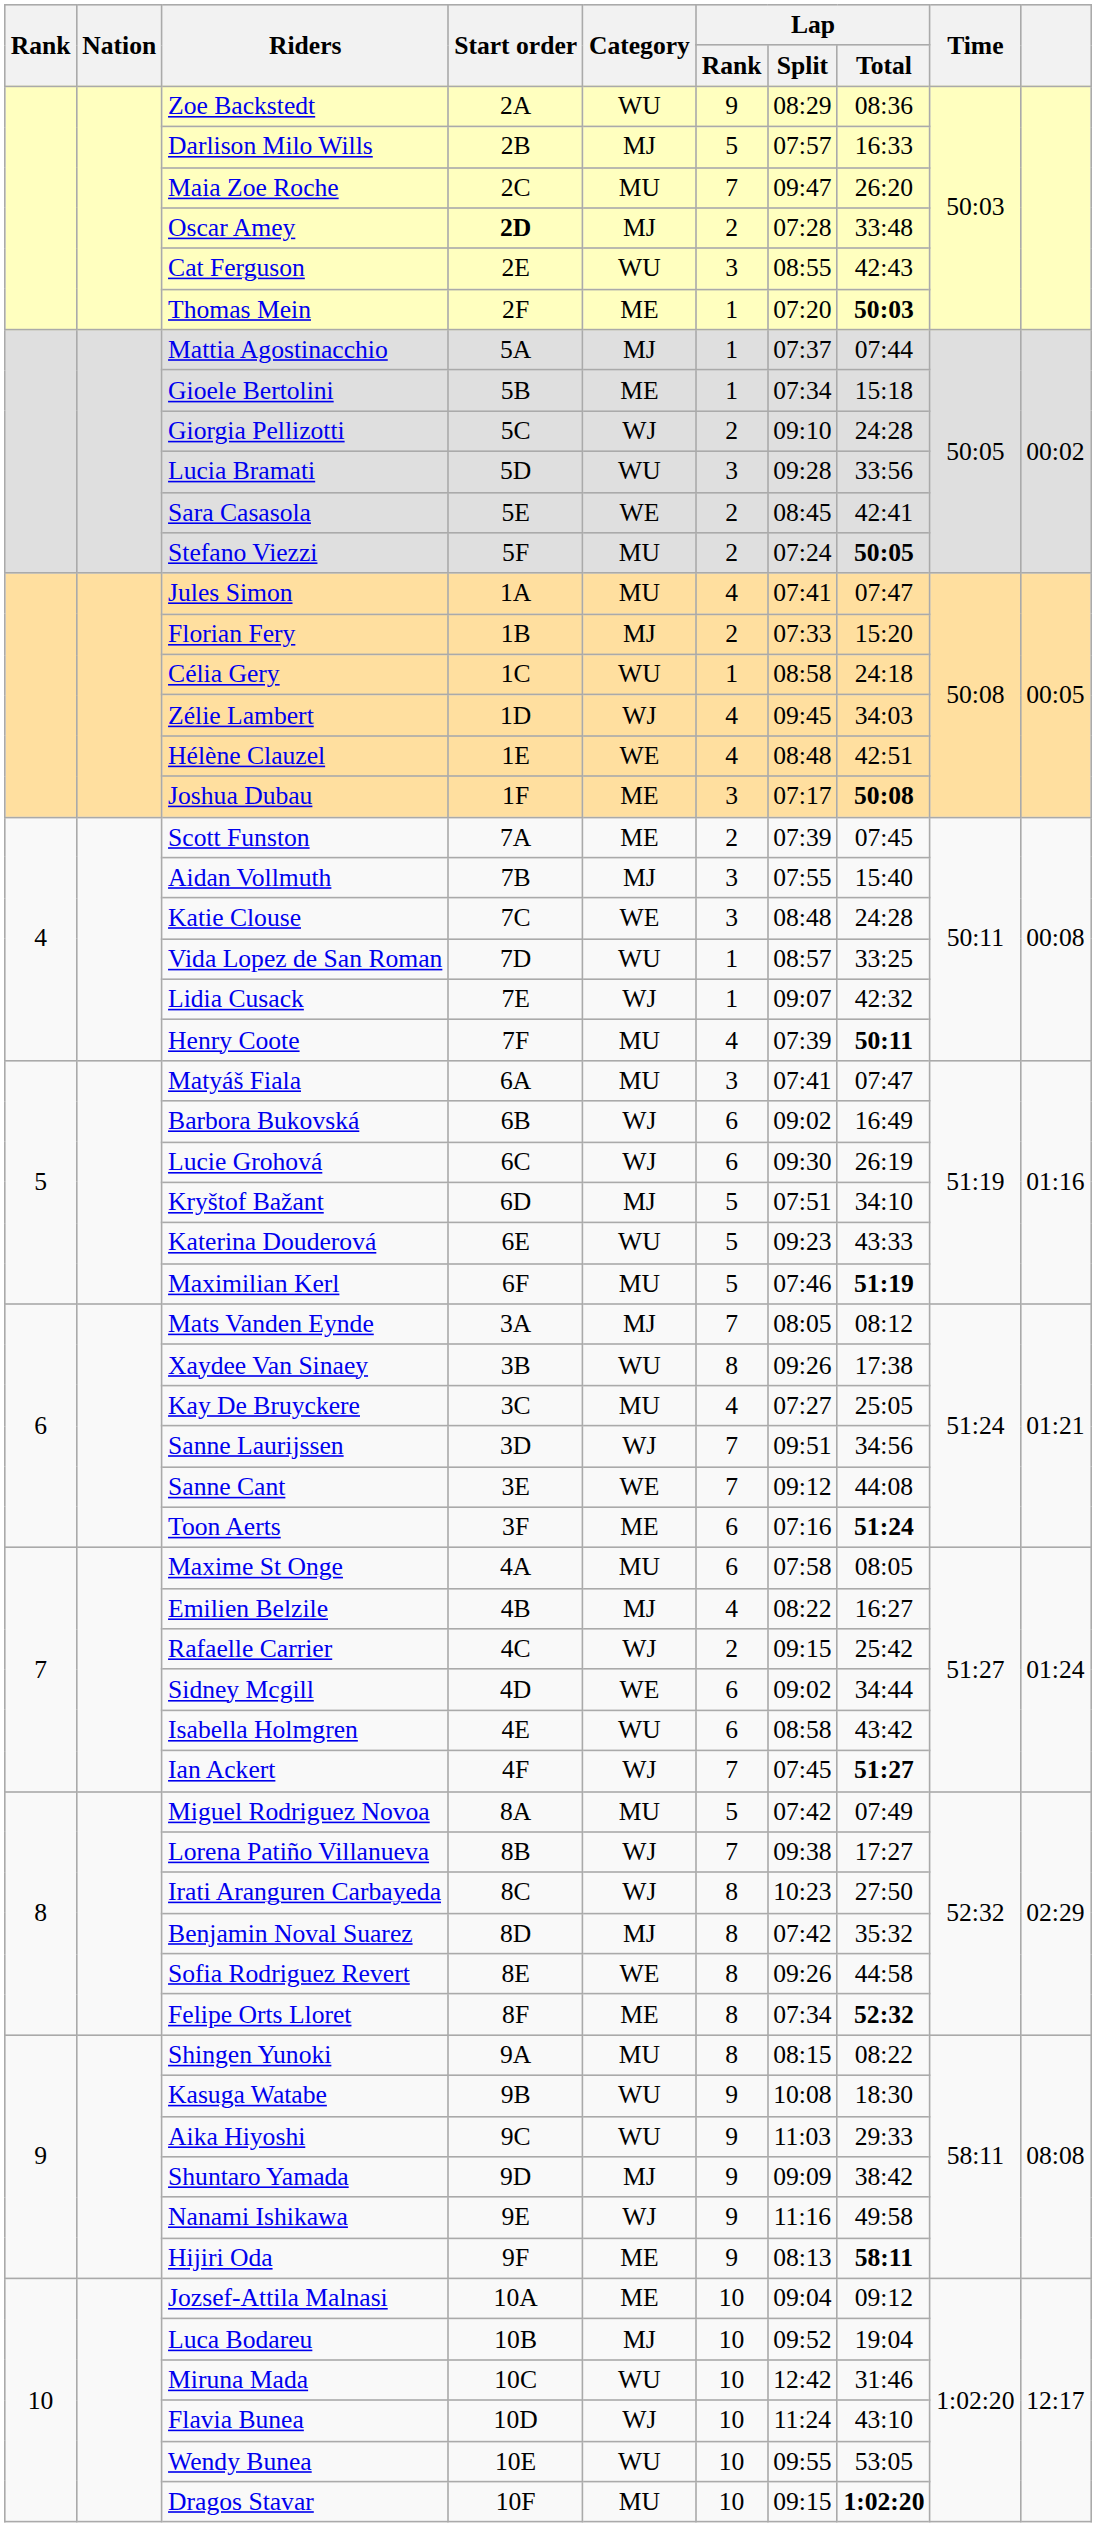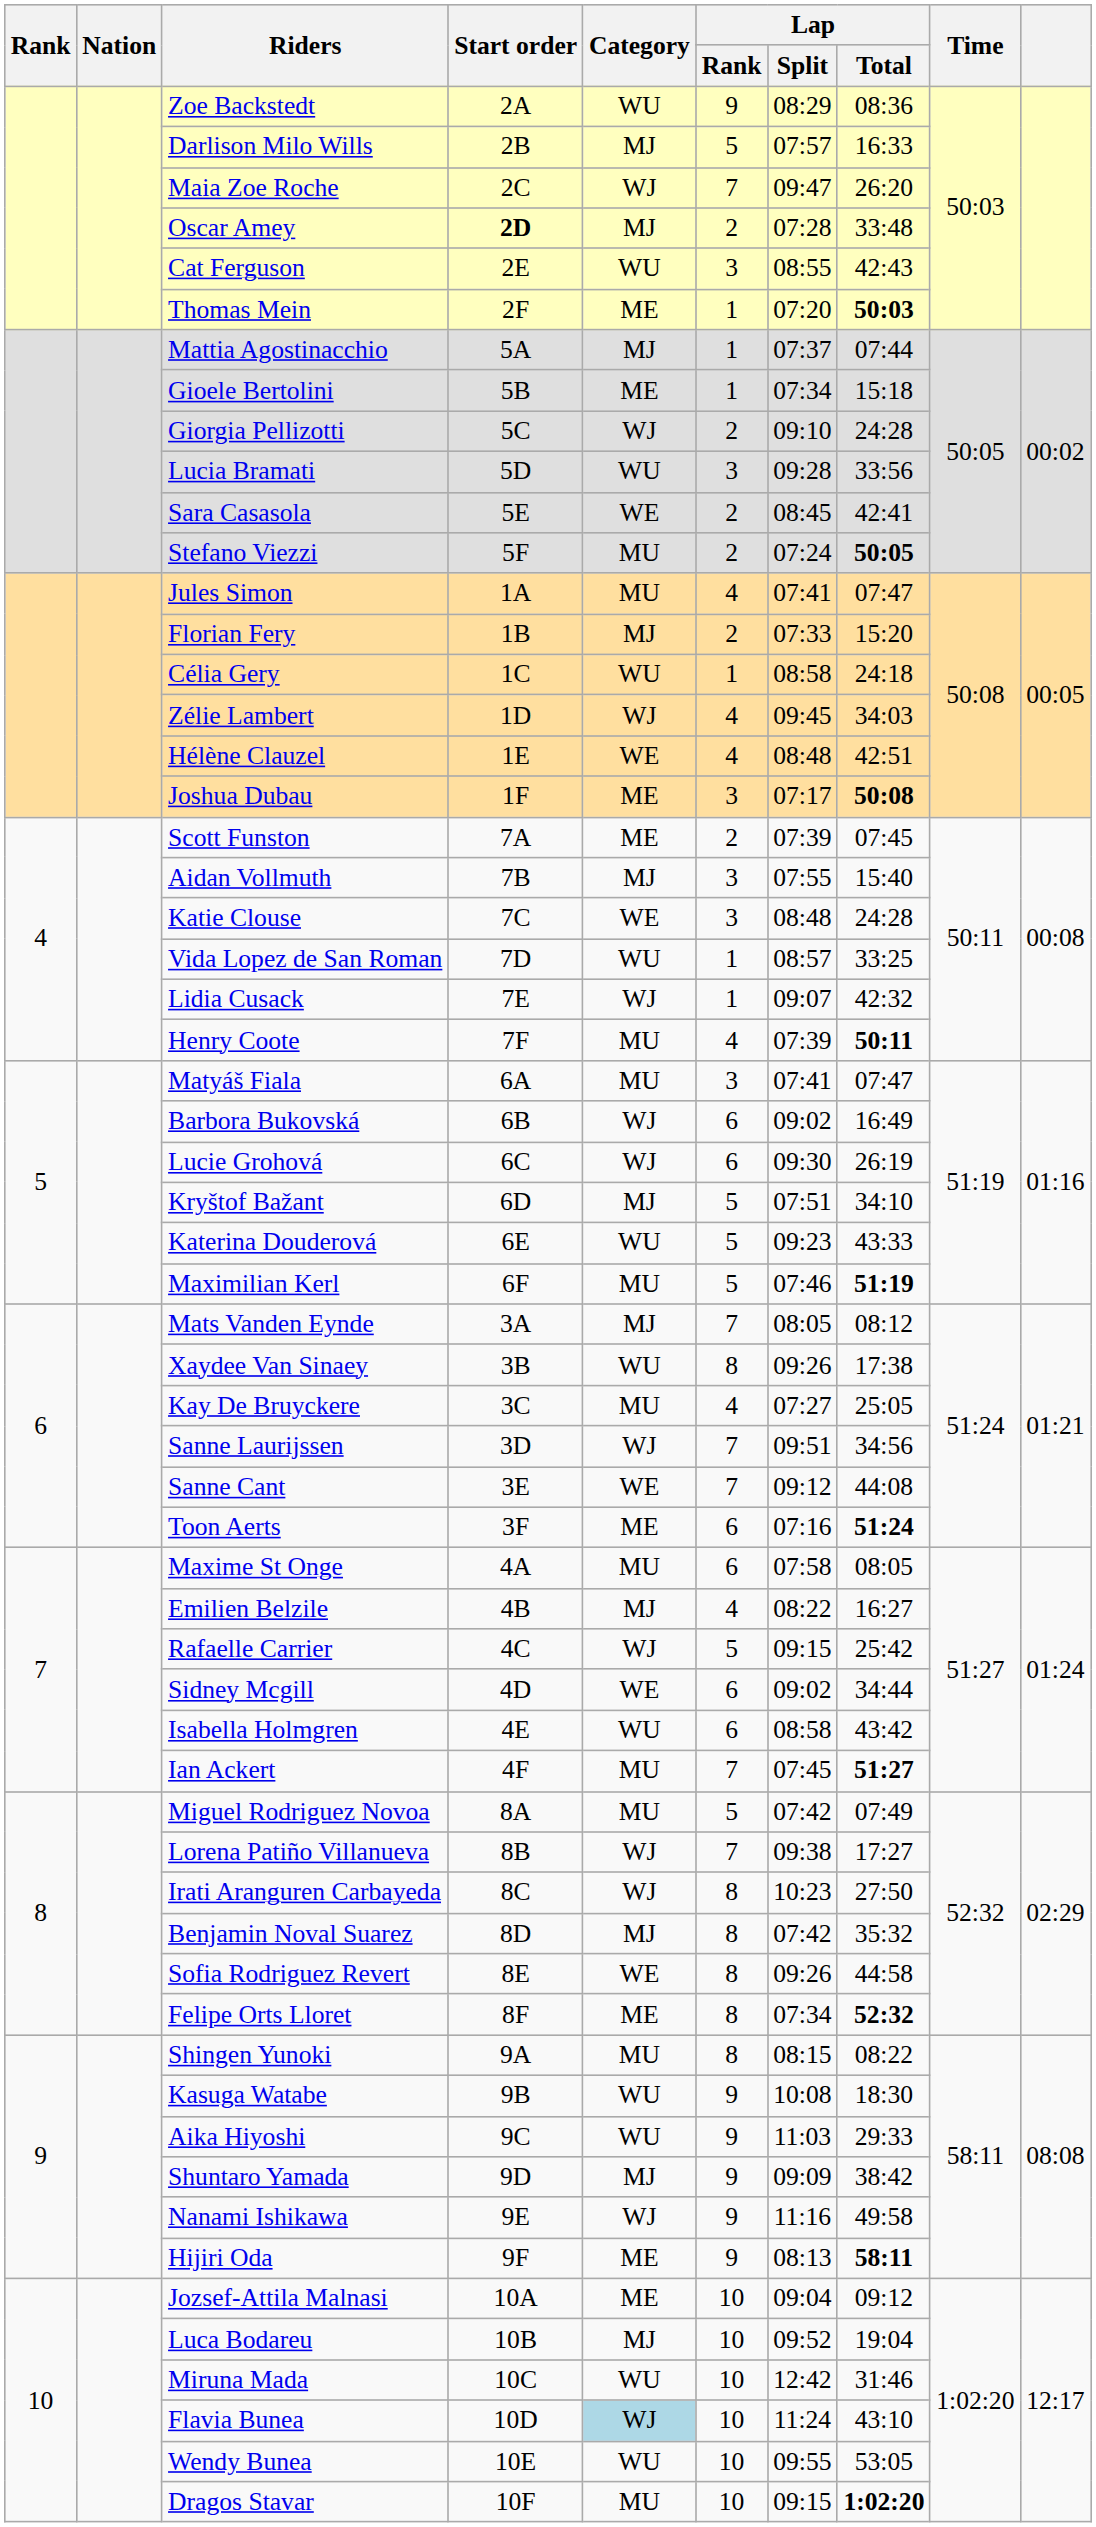(639, 187) MU -> (639, 187) WJ
(732, 1648) 2 -> (732, 1648) 5
(639, 1770) WJ -> (639, 1770) MU
(639, 2420) no background -> (639, 2420) lightblue background
